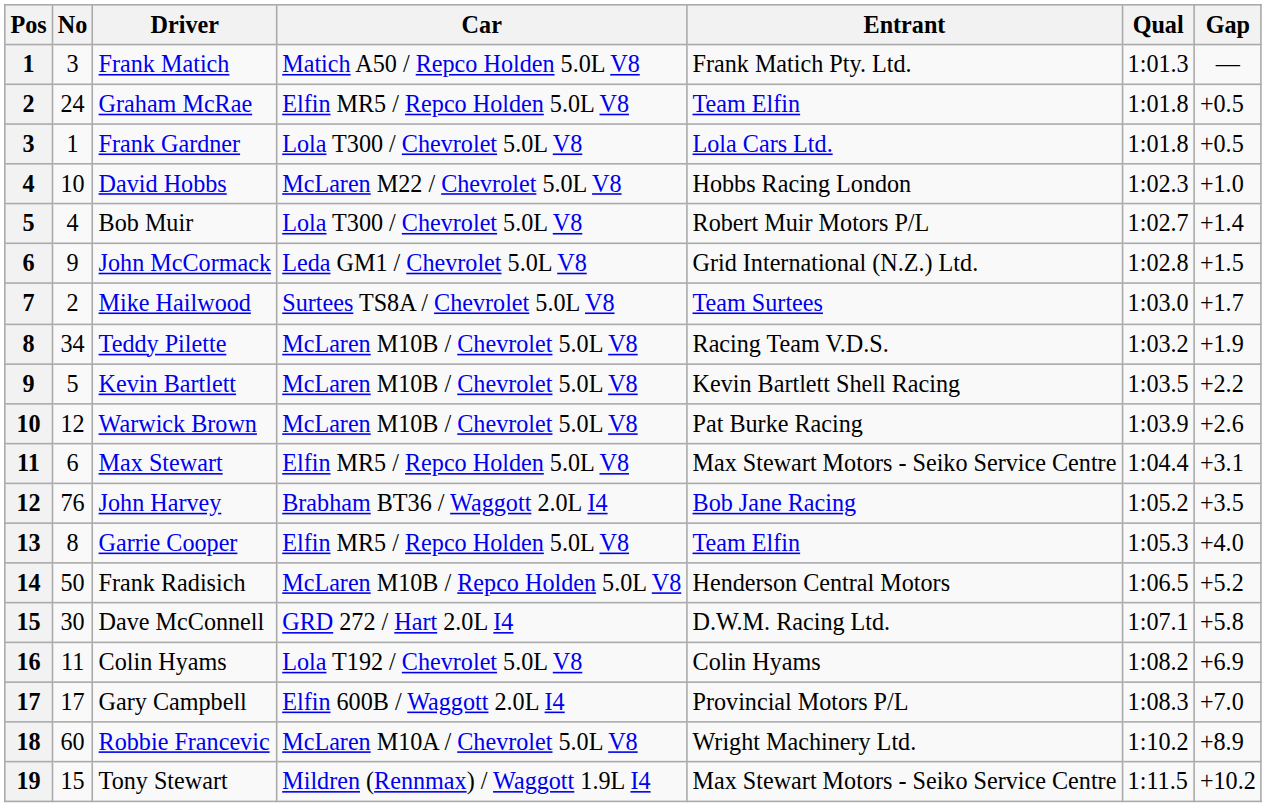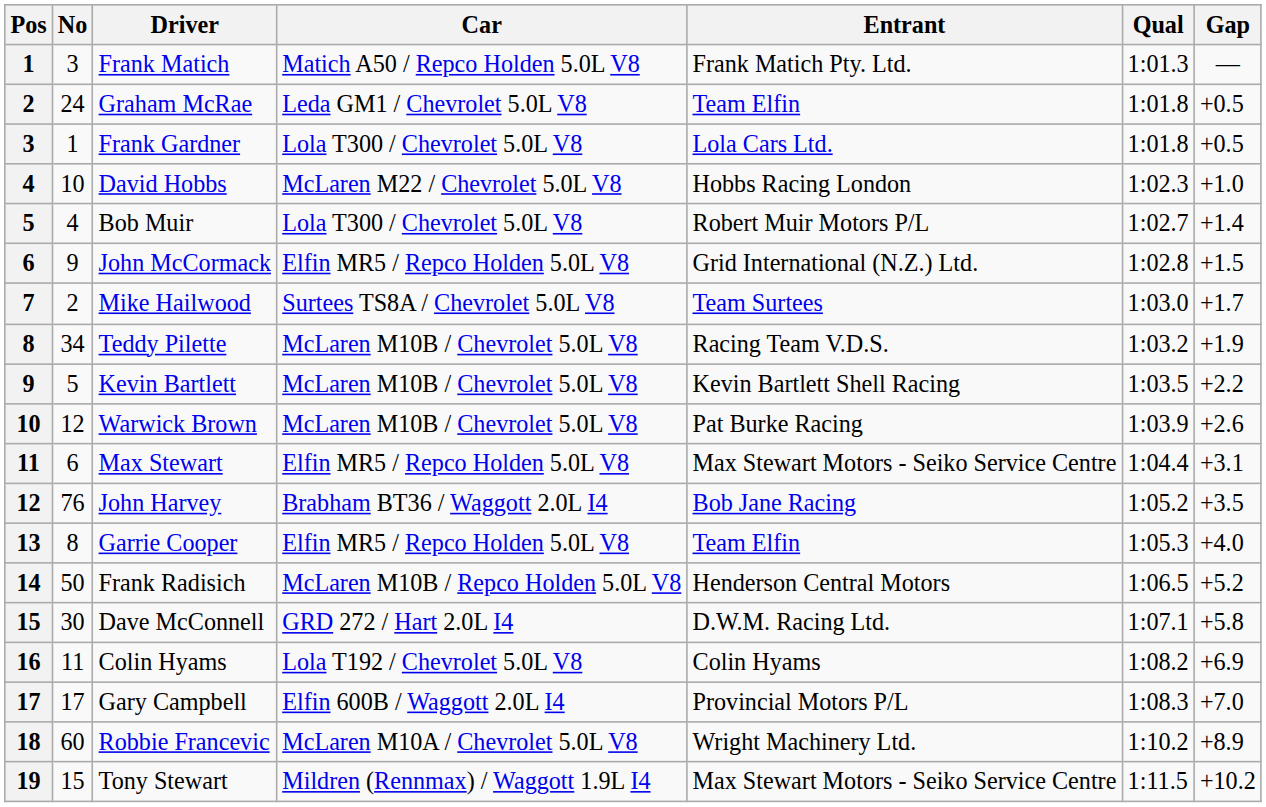(456, 104) Elfin MR5 / Repco Holden 5.0L V8 -> (434, 104) Leda GM1 / Chevrolet 5.0L V8
(434, 263) Leda GM1 / Chevrolet 5.0L V8 -> (456, 263) Elfin MR5 / Repco Holden 5.0L V8
